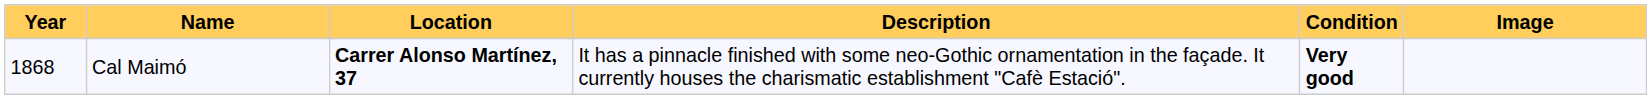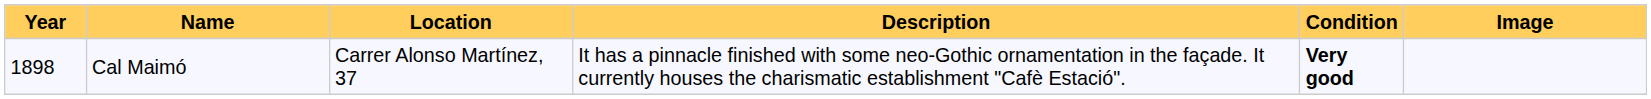(32, 66) 1868 -> (32, 66) 1898
(446, 66) bold -> (439, 66) normal
